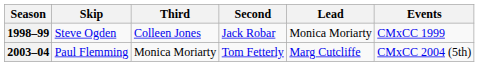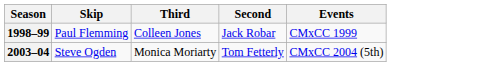- column: (331, 14)
(85, 33) Steve Ogden -> (92, 33) Paul Flemming
(92, 52) Paul Flemming -> (85, 52) Steve Ogden
